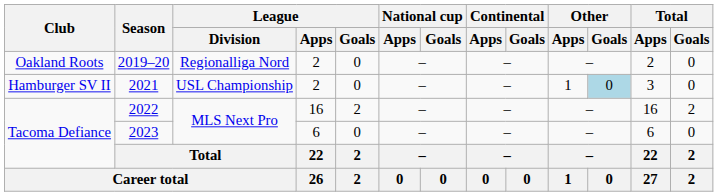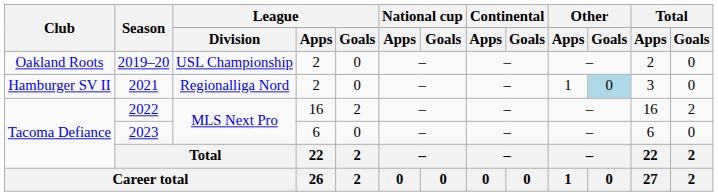(235, 62) Regionalliga Nord -> (235, 62) USL Championship
(235, 86) USL Championship -> (235, 86) Regionalliga Nord
